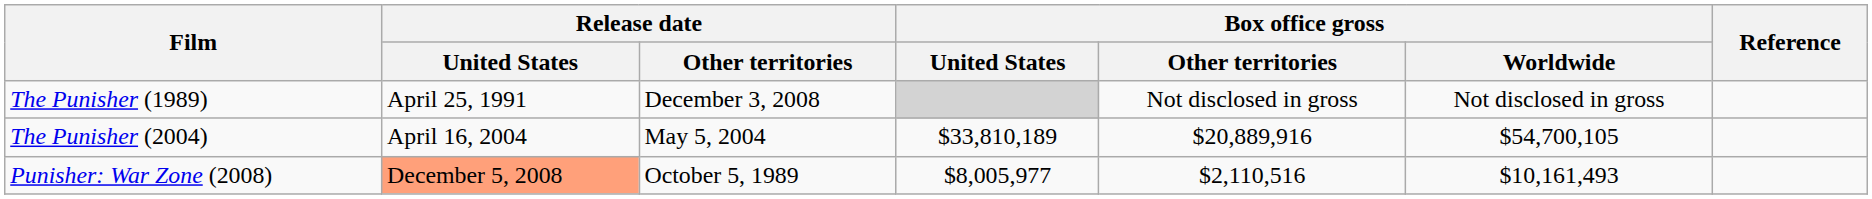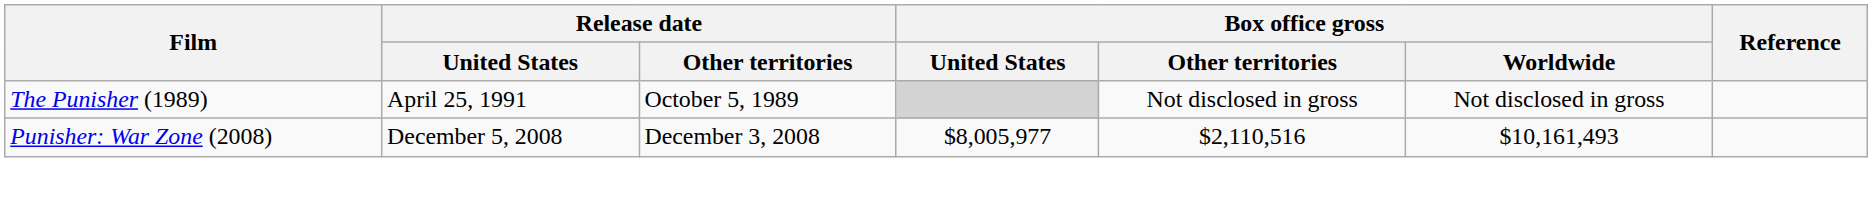(732, 99) December 3, 2008 -> (722, 99) October 5, 1989
- row: (109, 136)
(475, 174) lightsalmon background -> (475, 136) no background
(722, 174) October 5, 1989 -> (732, 136) December 3, 2008
